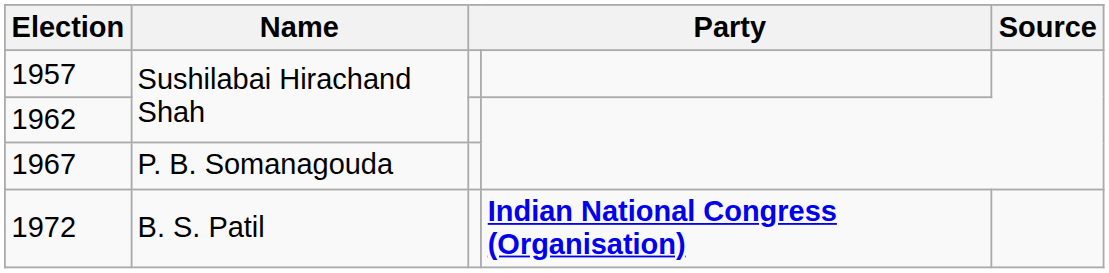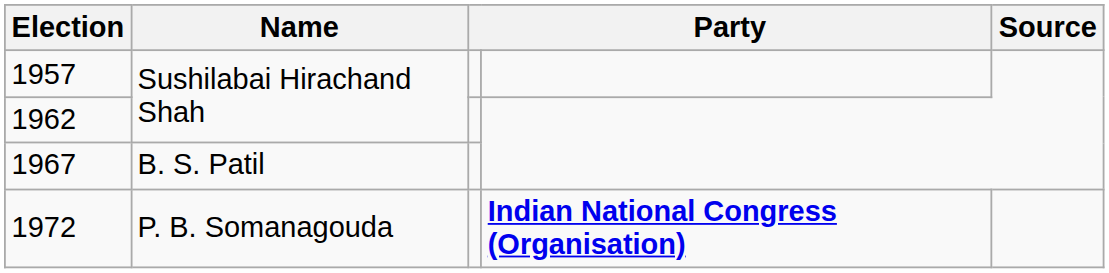(265, 165) P. B. Somanagouda -> (201, 165) B. S. Patil
(201, 227) B. S. Patil -> (265, 227) P. B. Somanagouda
